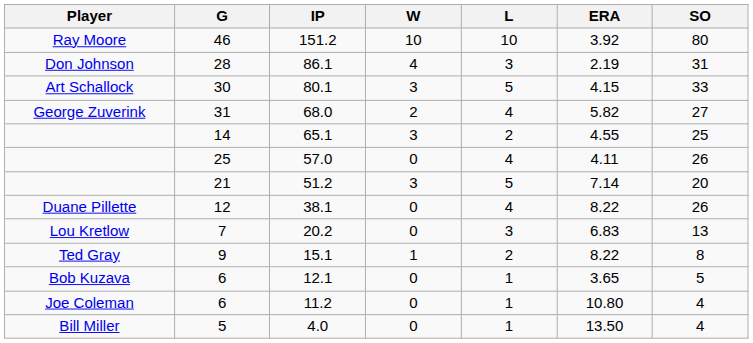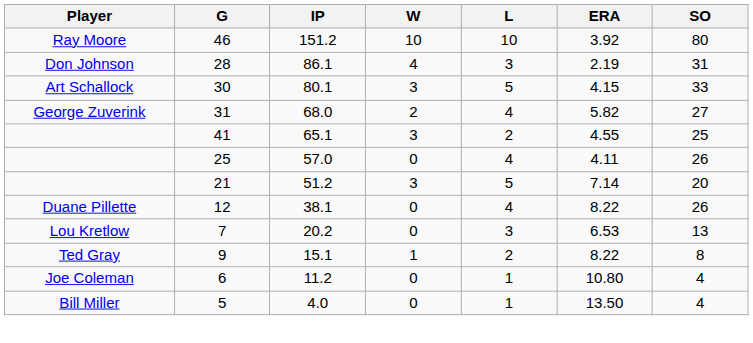(222, 135) 14 -> (222, 135) 41
(605, 231) 6.83 -> (605, 231) 6.53
- row: (318, 278)
